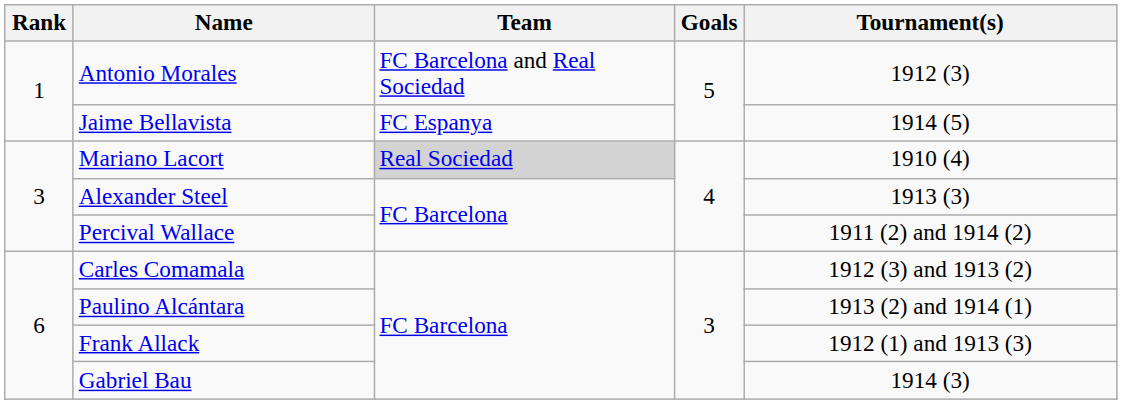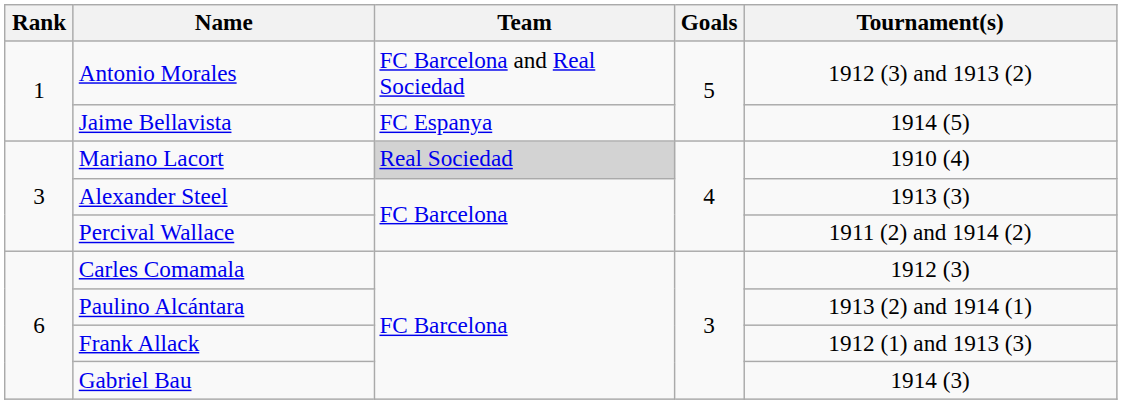(930, 72) 1912 (3) -> (930, 72) 1912 (3) and 1913 (2)
(930, 269) 1912 (3) and 1913 (2) -> (930, 269) 1912 (3)
